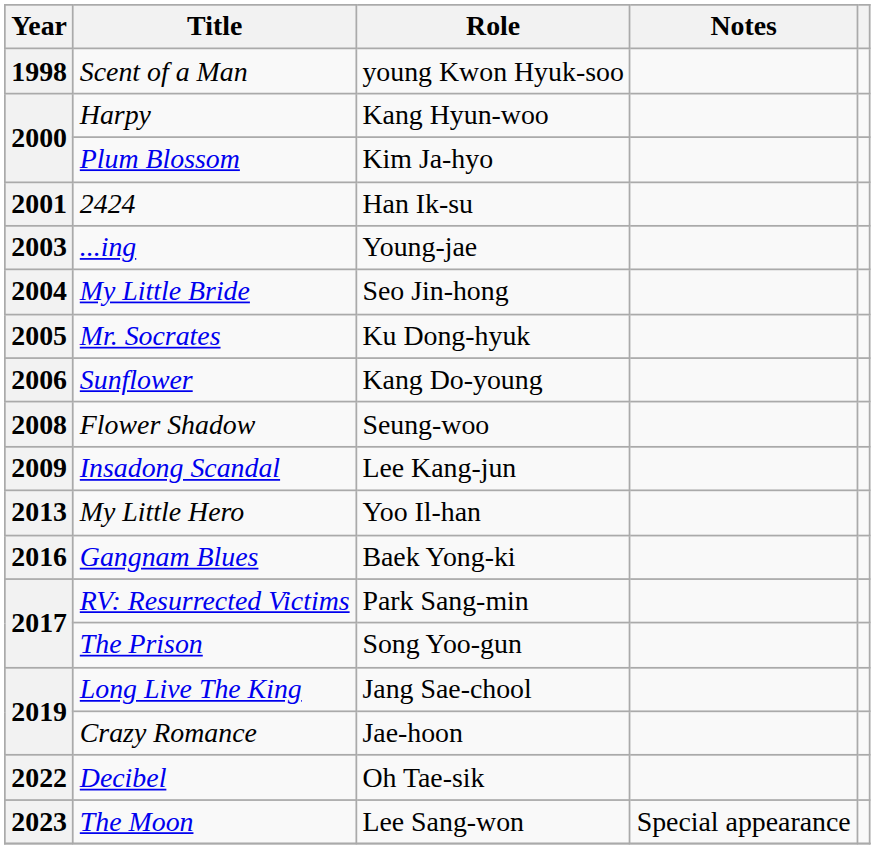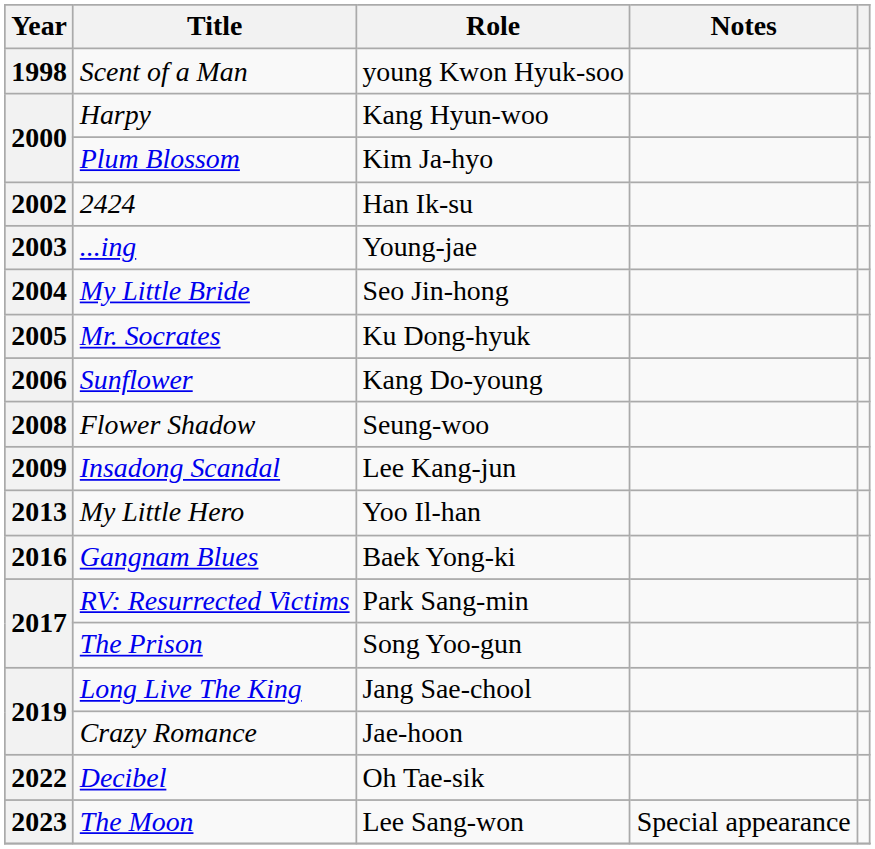(39, 203) 2001 -> (39, 203) 2002
